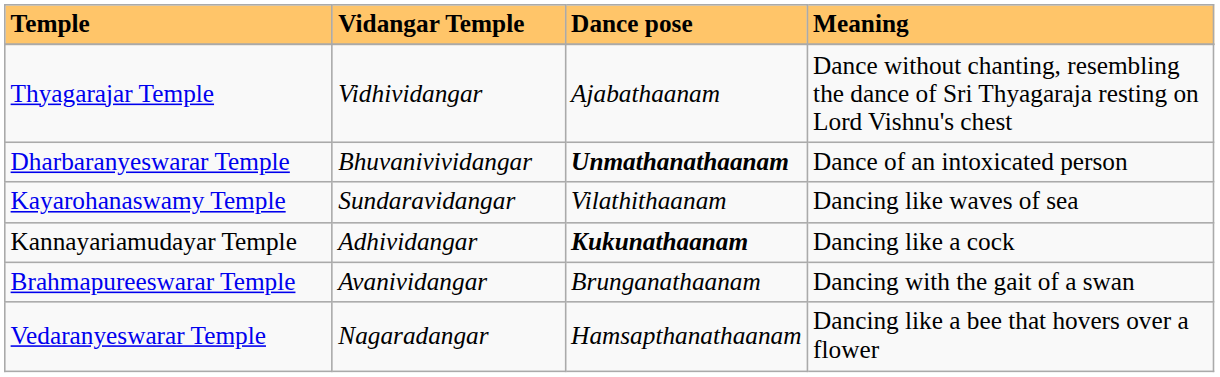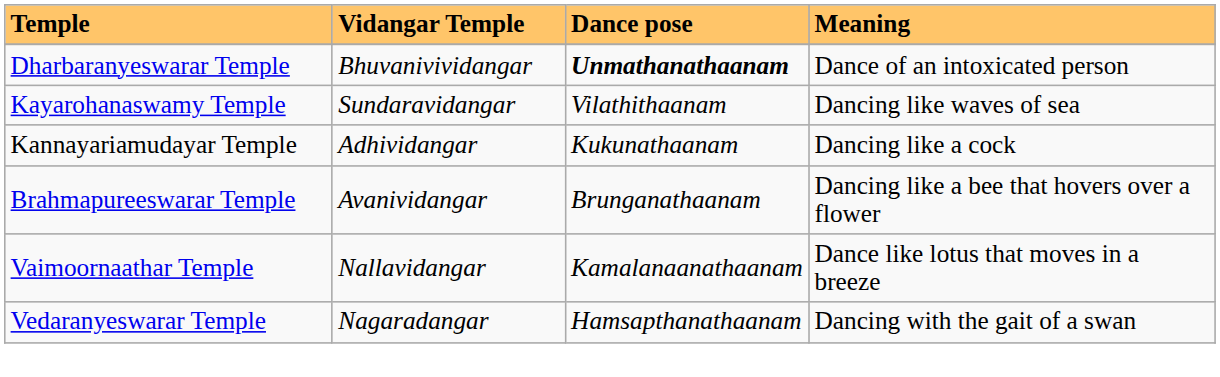- row: (112, 93)
(660, 241) bold -> (655, 144) normal
(974, 281) Dancing with the gait of a swan -> (1002, 199) Dancing like a bee that hovers over a flower
+ row: (132, 267)
(1001, 336) Dancing like a bee that hovers over a flower -> (975, 321) Dancing with the gait of a swan
